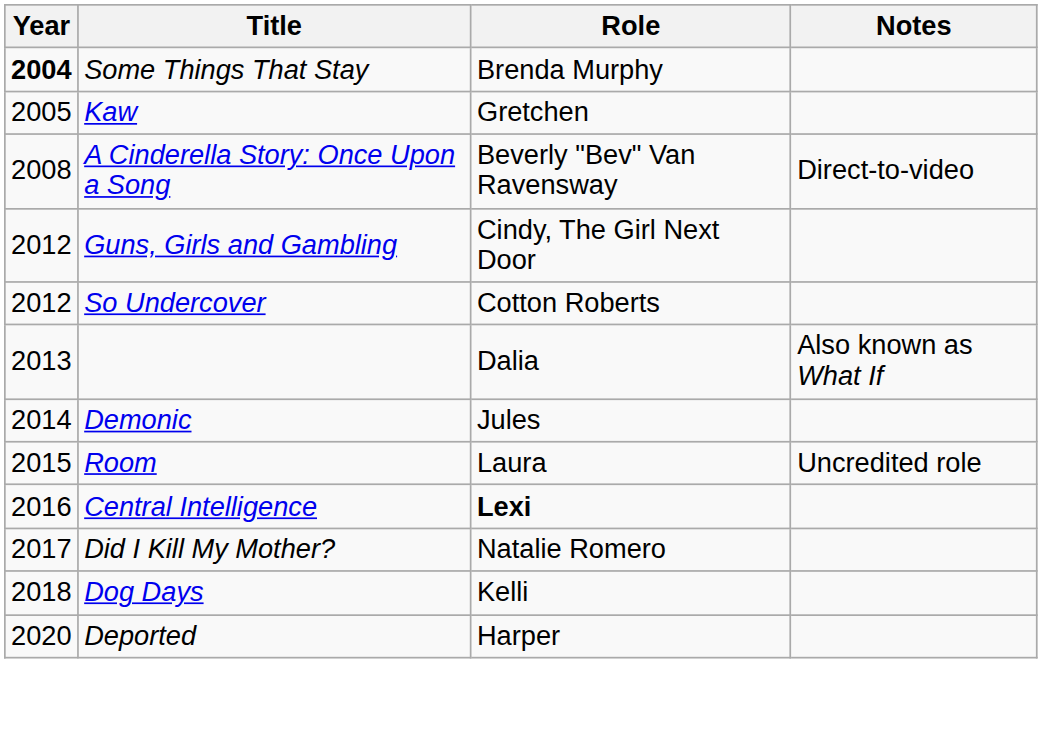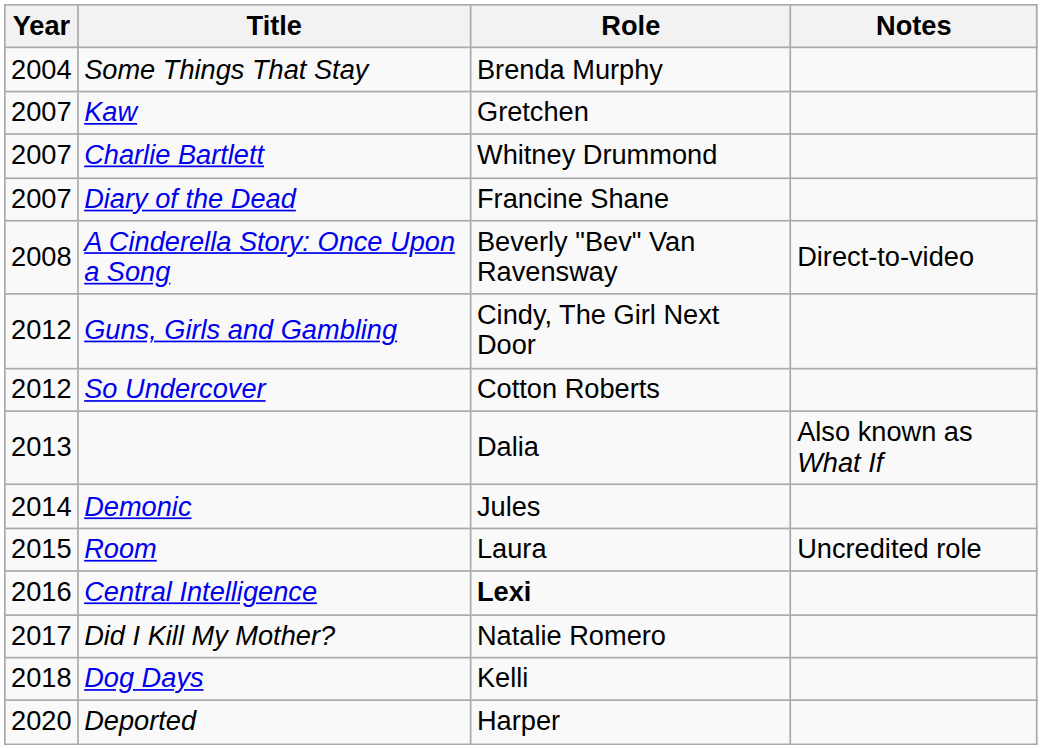(41, 69) bold -> (41, 69) normal
(41, 112) 2005 -> (41, 112) 2007
+ row: (174, 155)
+ row: (190, 198)
